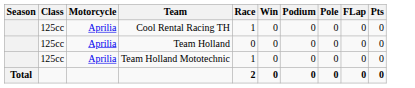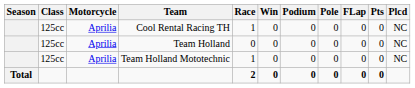+ column: (398, 12)
